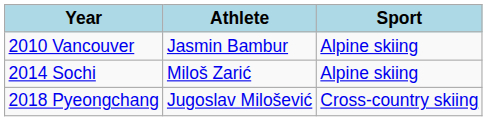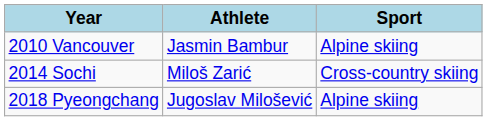(369, 73) Alpine skiing -> (399, 73) Cross-country skiing
(399, 101) Cross-country skiing -> (369, 101) Alpine skiing
